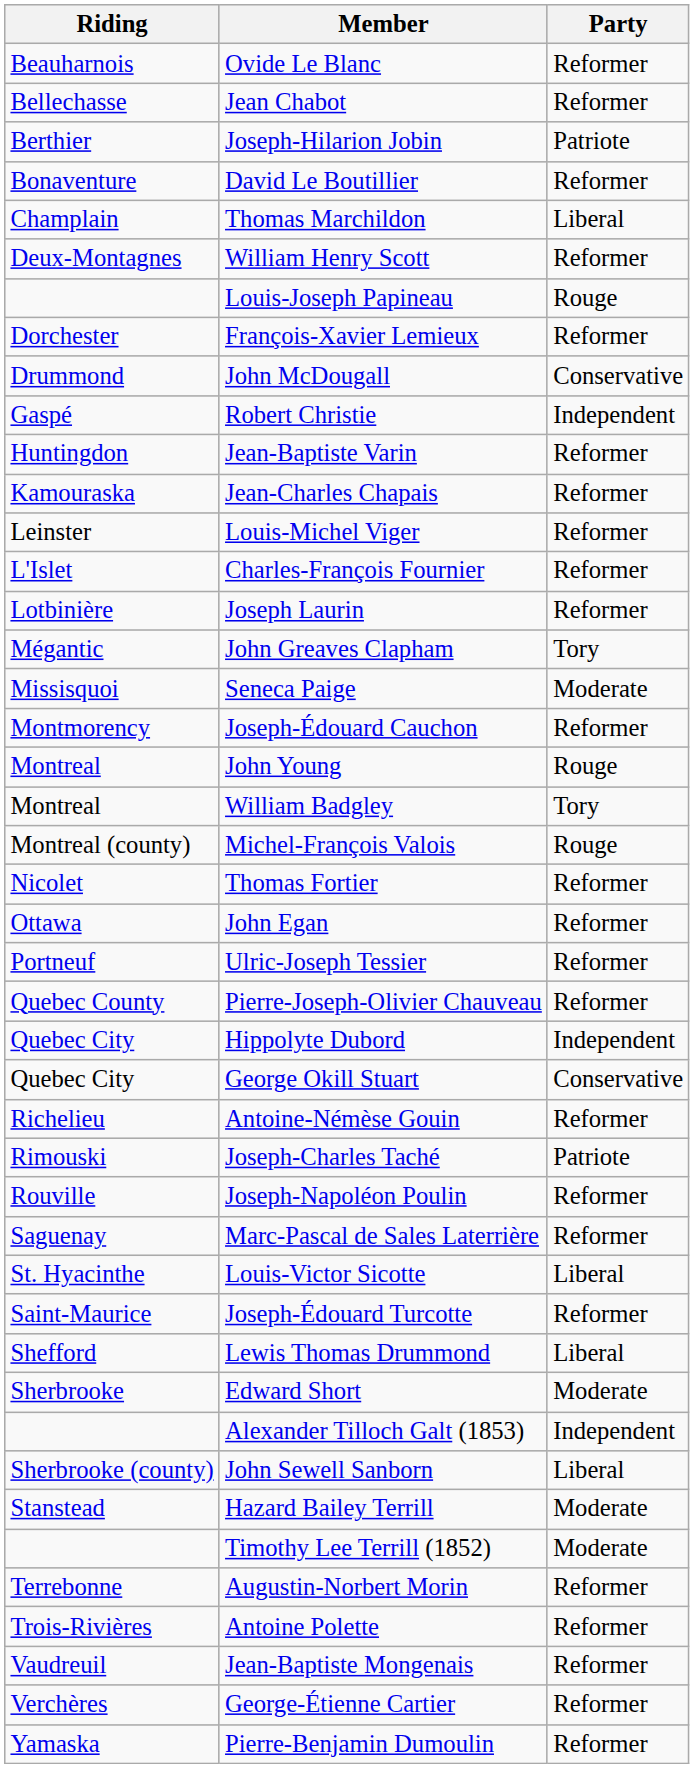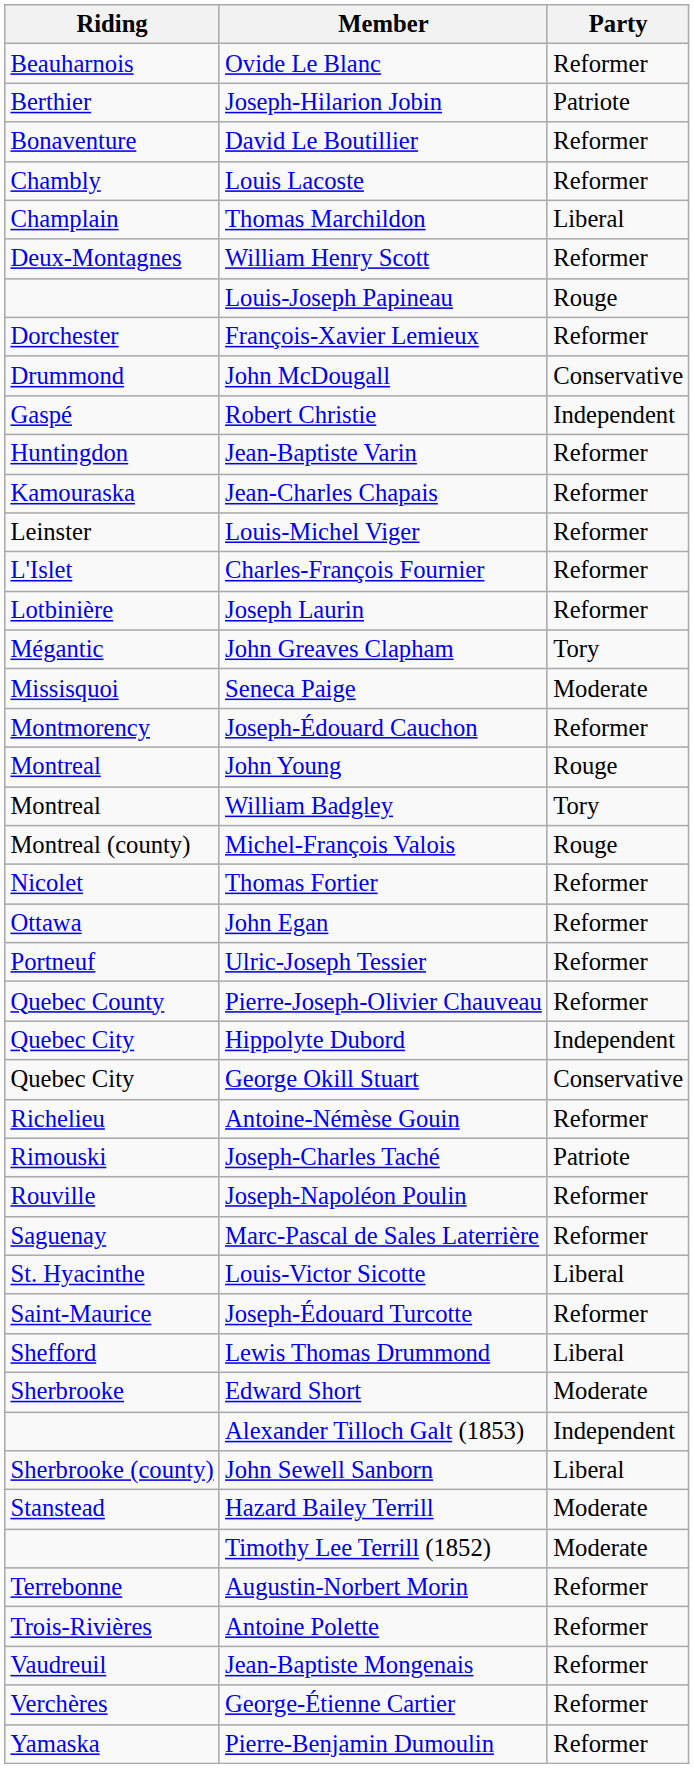- row: (286, 102)
+ row: (294, 180)
